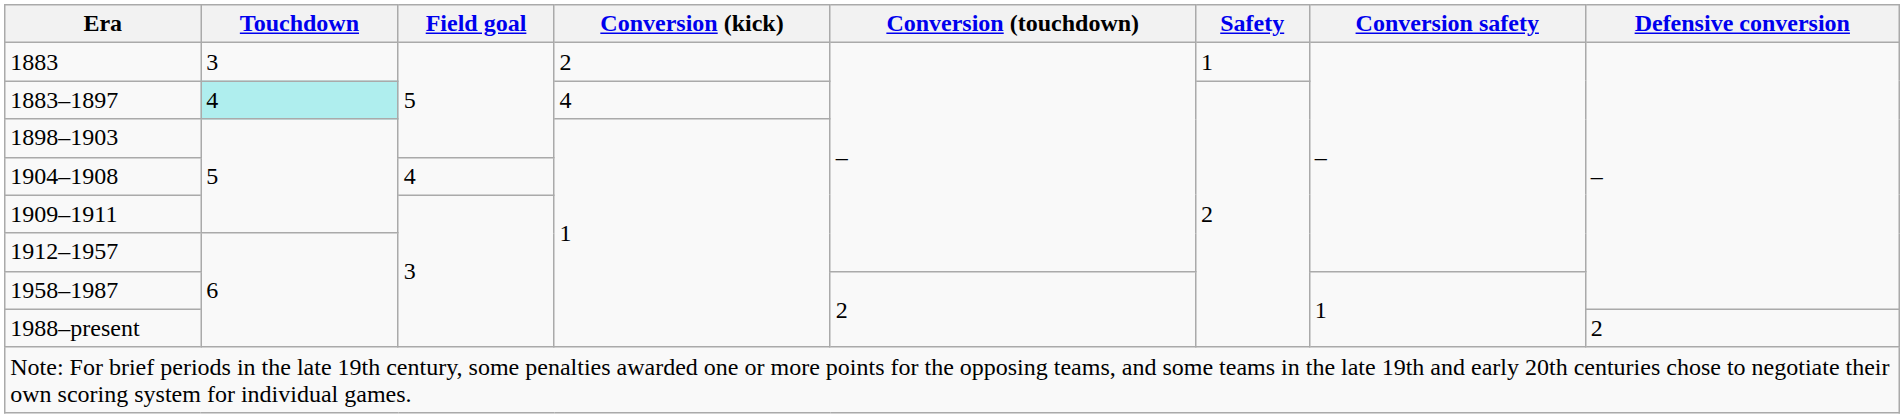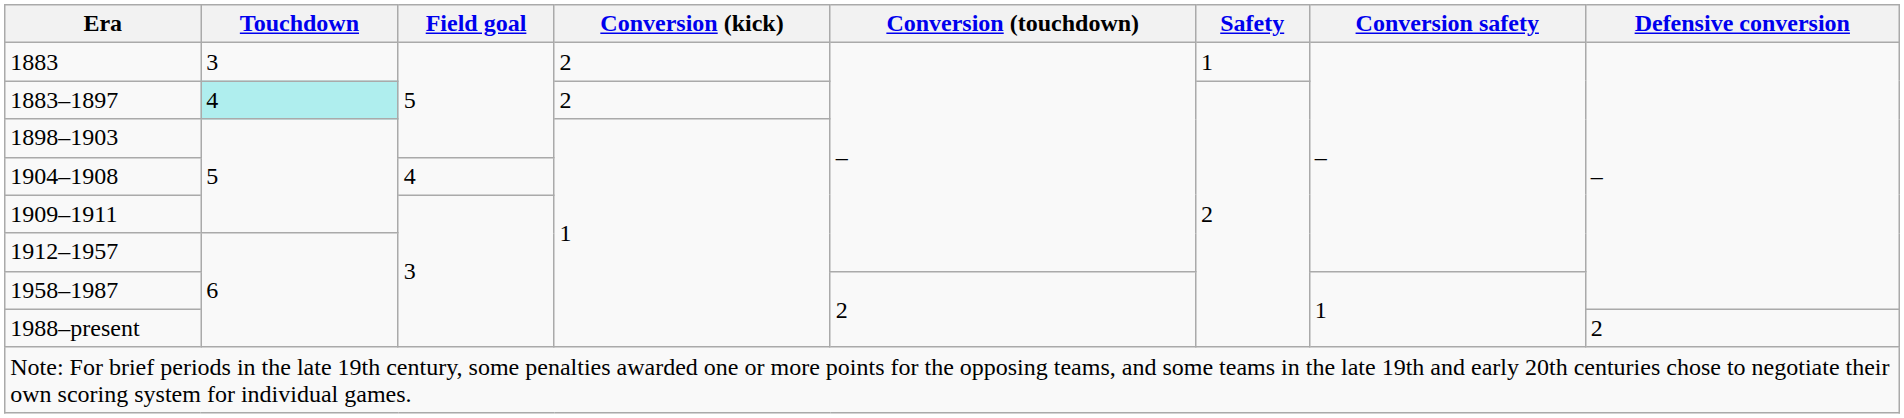(565, 99) 4 -> (565, 99) 2
